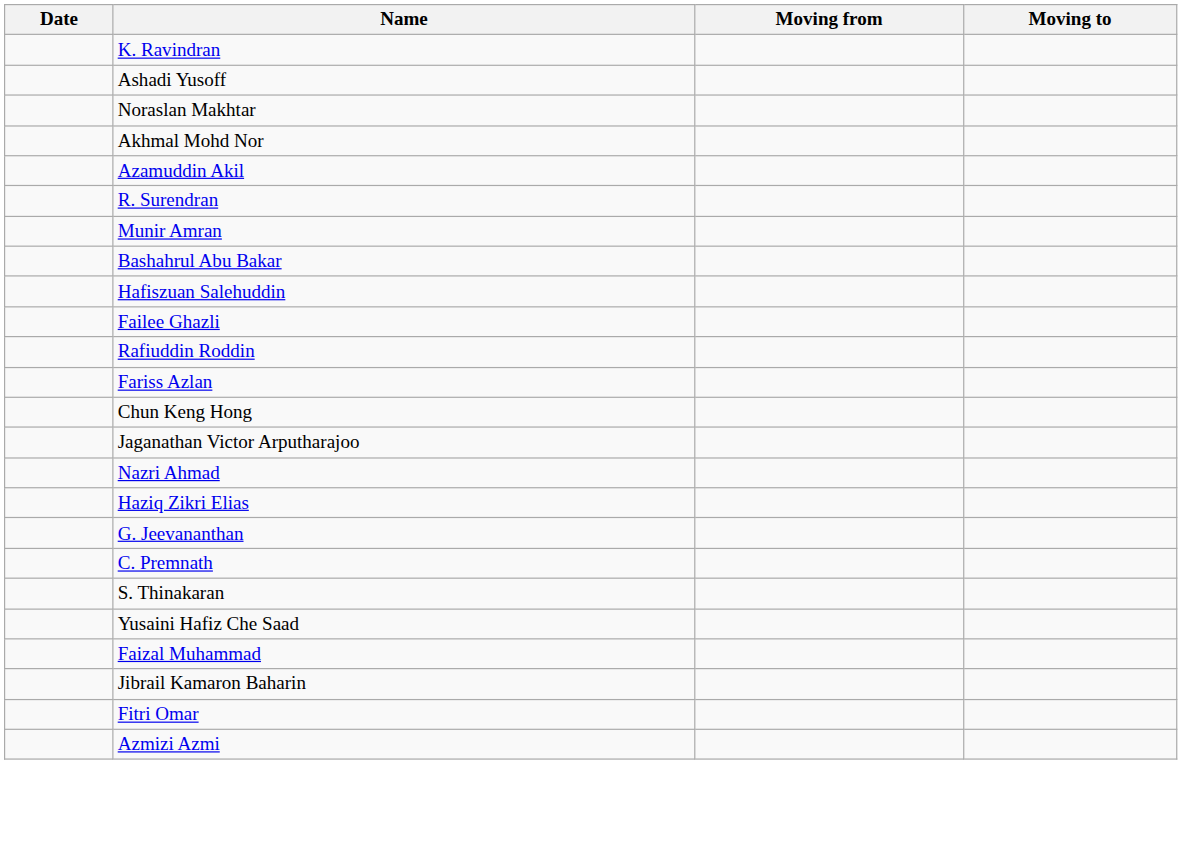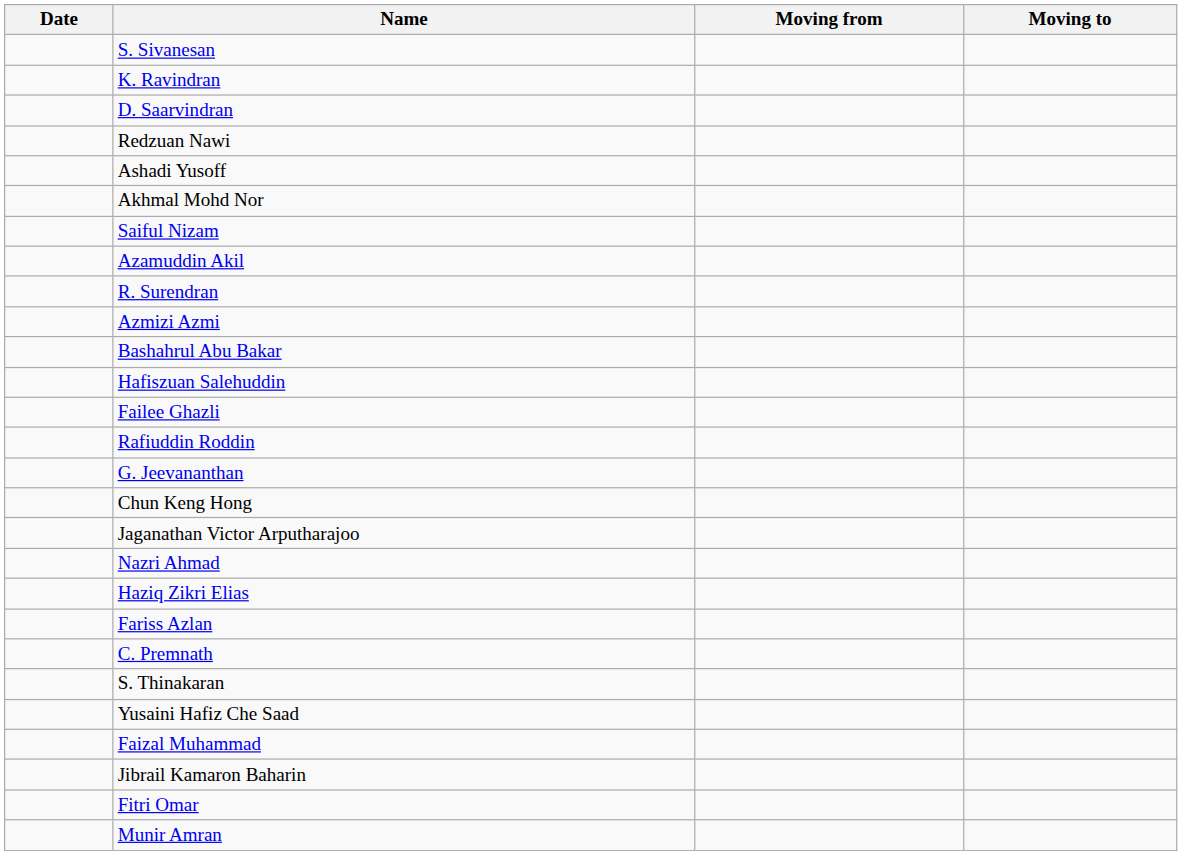+ row: (166, 49)
+ row: (175, 110)
+ row: (174, 140)
- row: (187, 110)
+ row: (168, 230)
rows swapped: (169, 744) <-> (170, 230)
rows swapped: (165, 381) <-> (181, 532)
